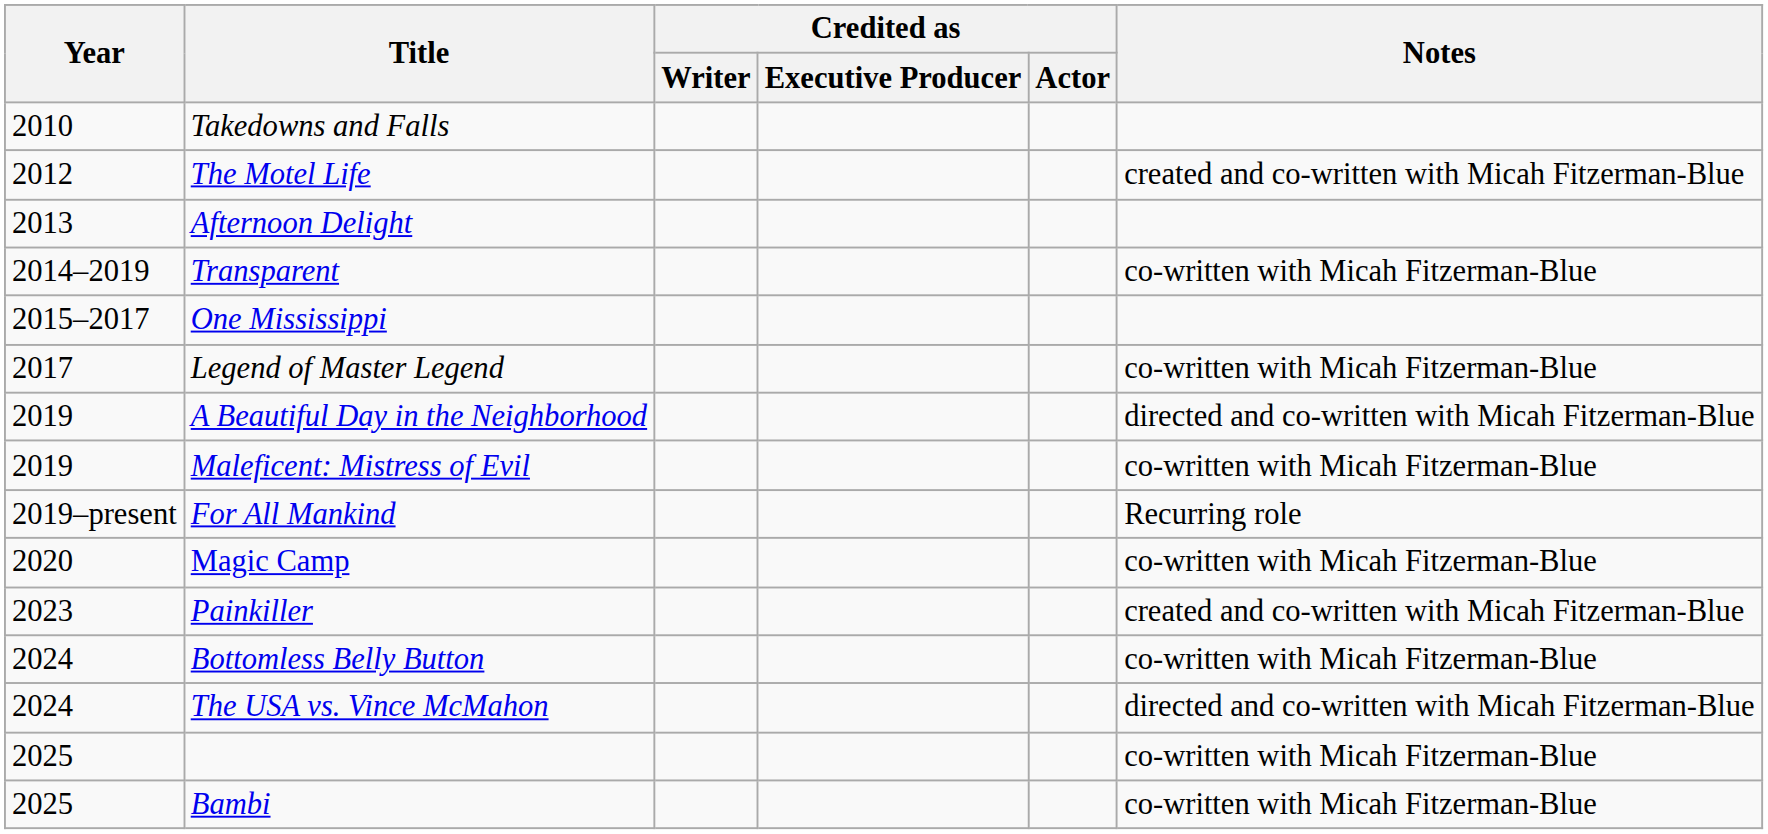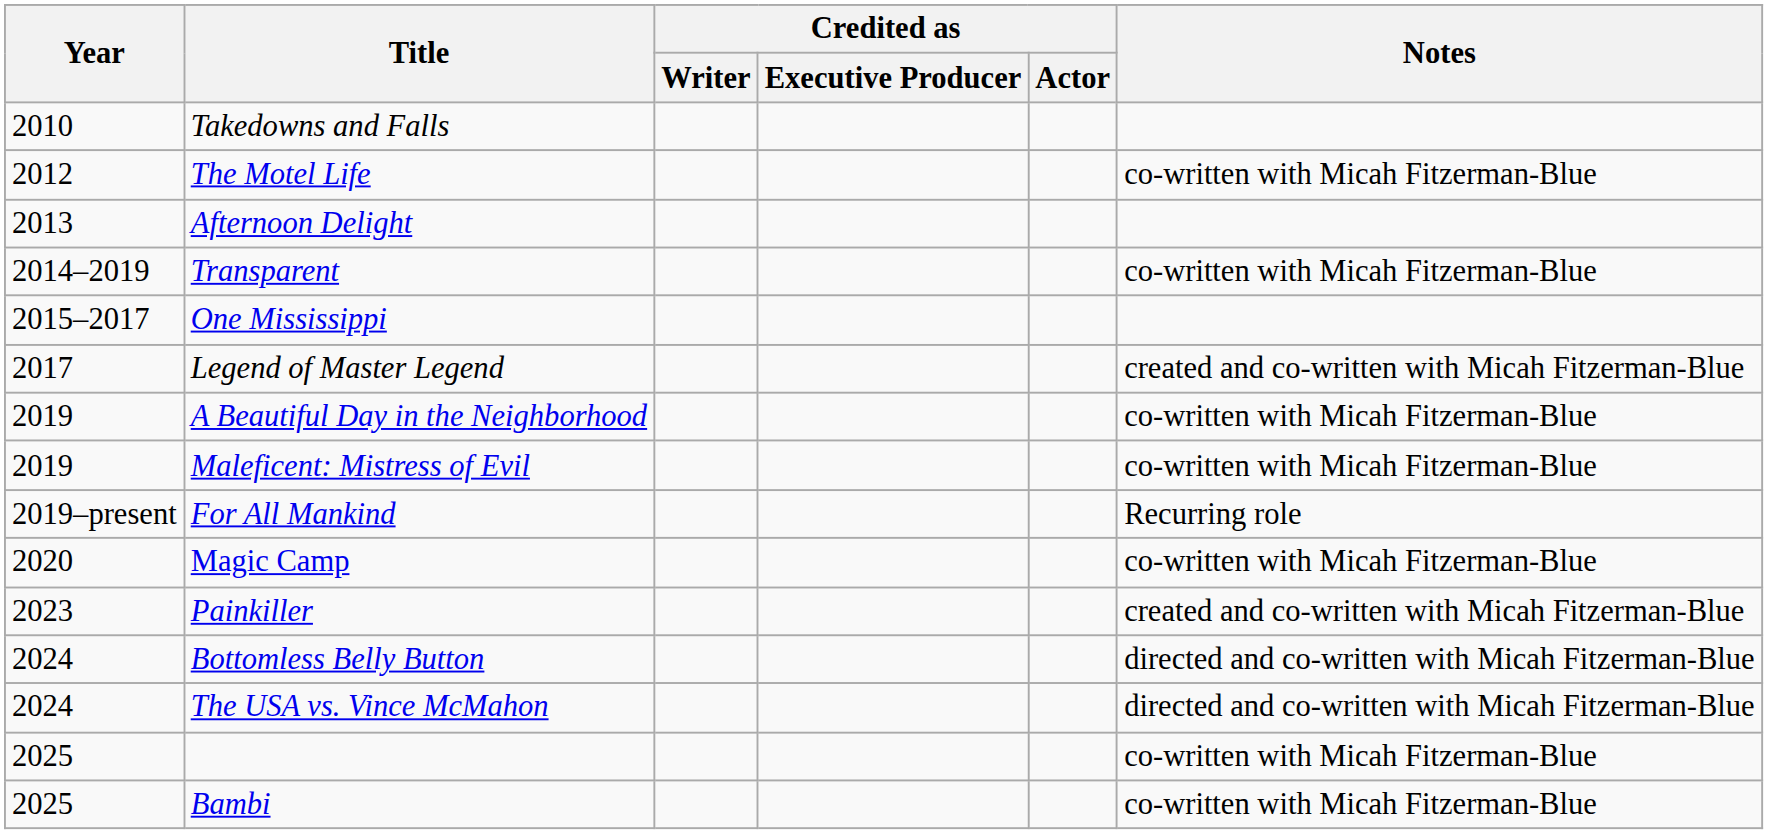(1434, 174) created and co-written with Micah Fitzerman-Blue -> (1360, 174) co-written with Micah Fitzerman-Blue
(1360, 367) co-written with Micah Fitzerman-Blue -> (1434, 367) created and co-written with Micah Fitzerman-Blue
(1439, 416) directed and co-written with Micah Fitzerman-Blue -> (1360, 416) co-written with Micah Fitzerman-Blue
(1360, 658) co-written with Micah Fitzerman-Blue -> (1439, 658) directed and co-written with Micah Fitzerman-Blue
